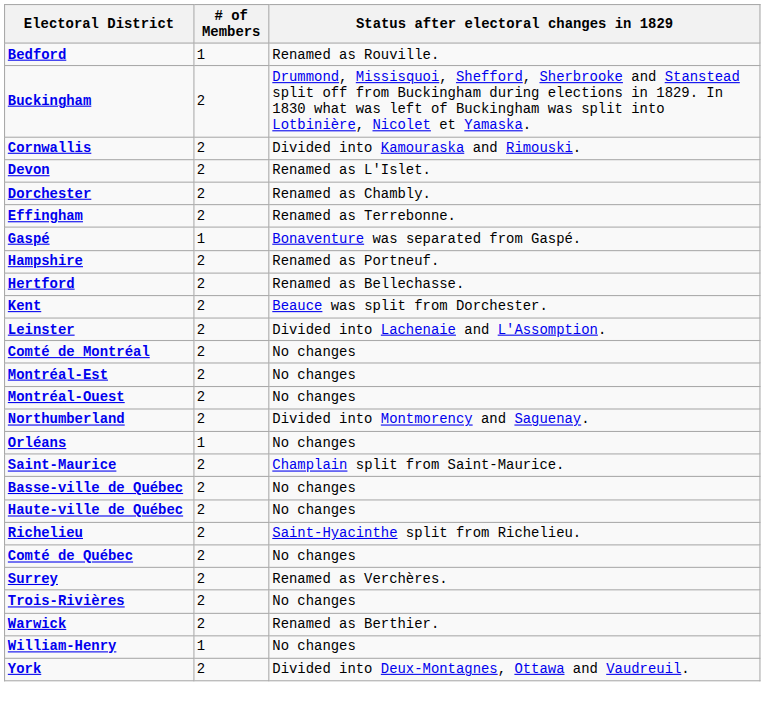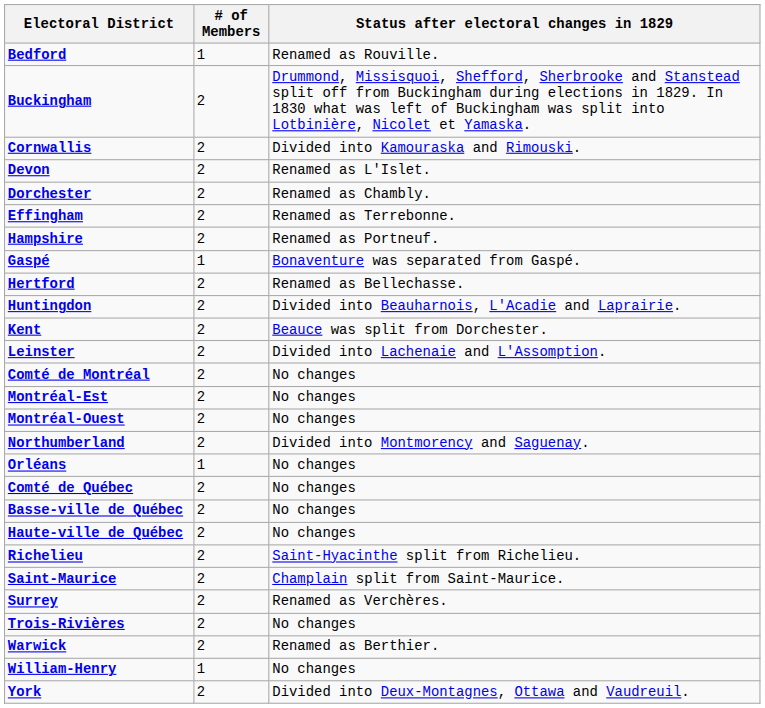rows swapped: (29, 239) <-> (45, 261)
+ row: (50, 307)
rows swapped: (70, 556) <-> (62, 465)
